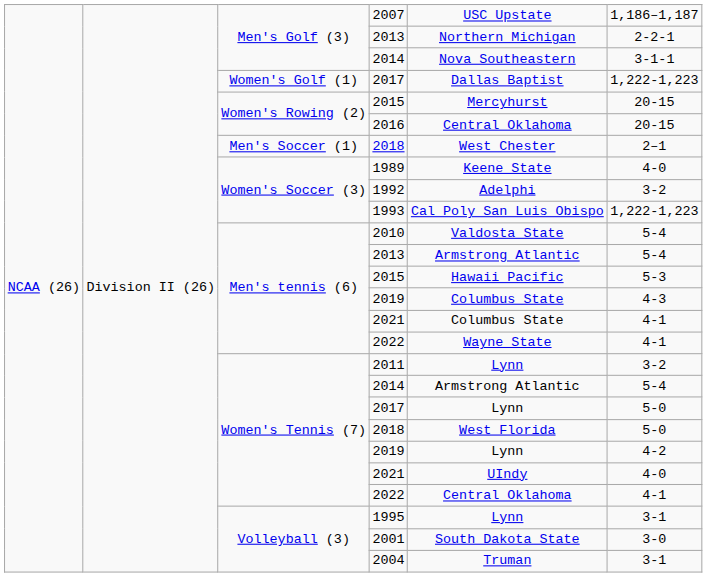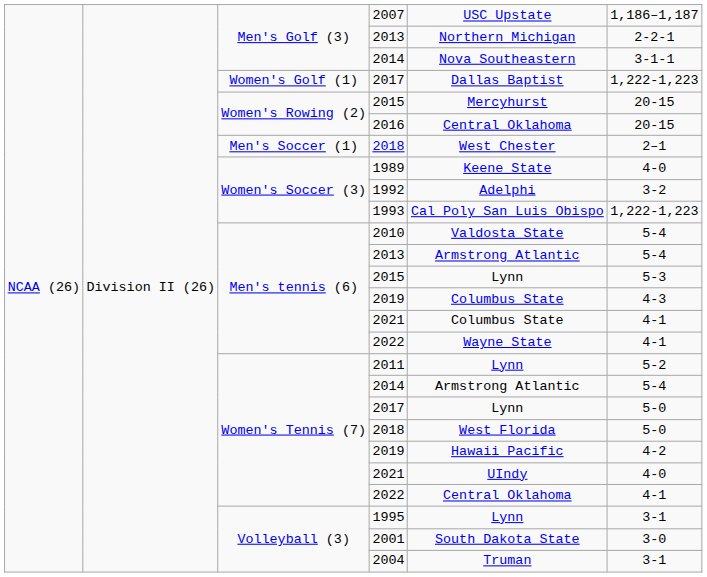(507, 277) Hawaii Pacific -> (507, 277) Lynn
(654, 365) 3-2 -> (654, 365) 5-2
(507, 452) Lynn -> (507, 452) Hawaii Pacific
